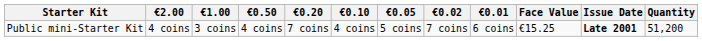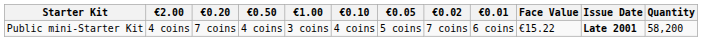columns swapped: (215, 12) <-> (308, 12)
(537, 29) €15.25 -> (537, 29) €15.22
(665, 29) 51,200 -> (665, 29) 58,200
